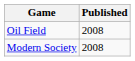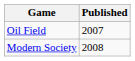(93, 30) 2008 -> (93, 30) 2007
